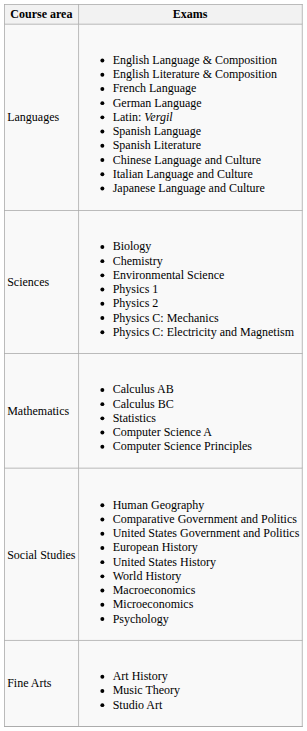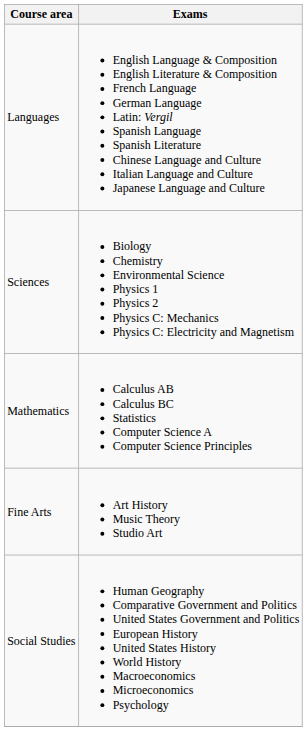rows swapped: (41, 554) <-> (29, 683)
